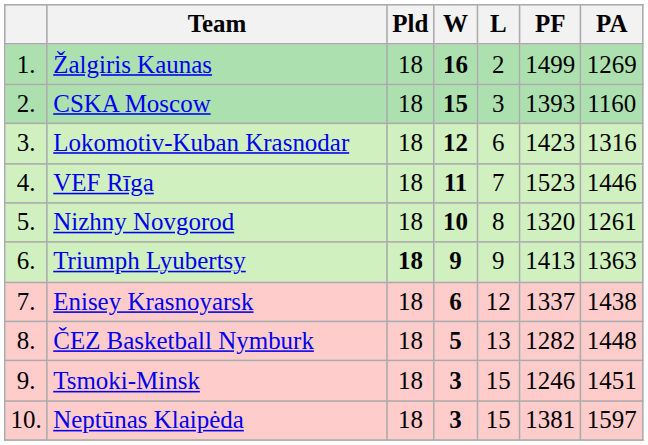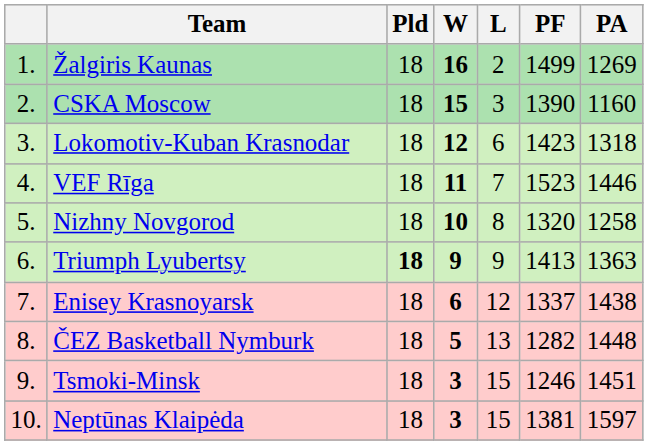(550, 103) 1393 -> (550, 103) 1390
(612, 143) 1316 -> (612, 143) 1318
(612, 222) 1261 -> (612, 222) 1258
